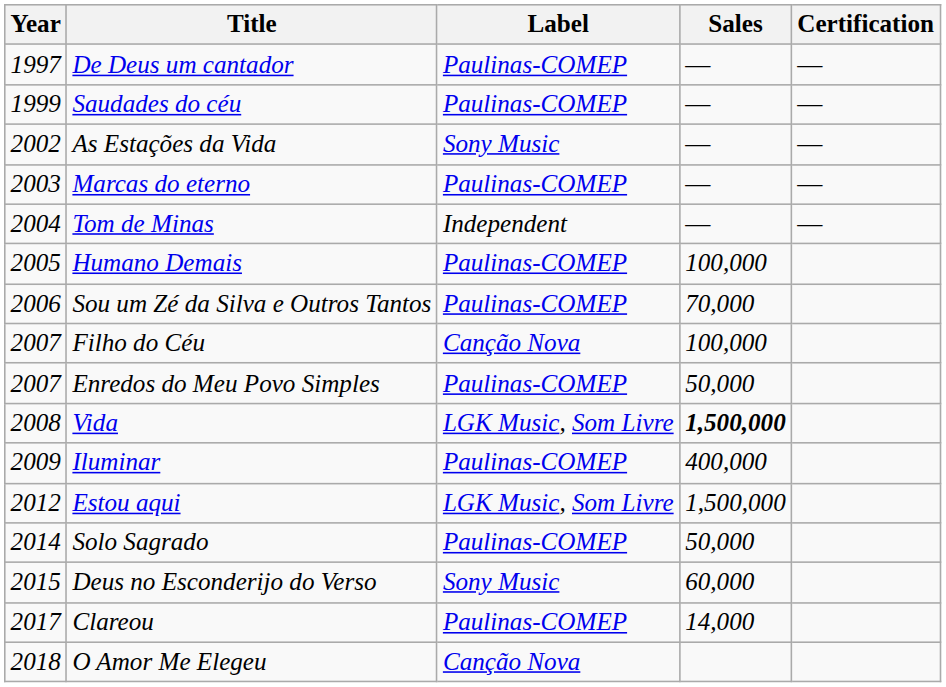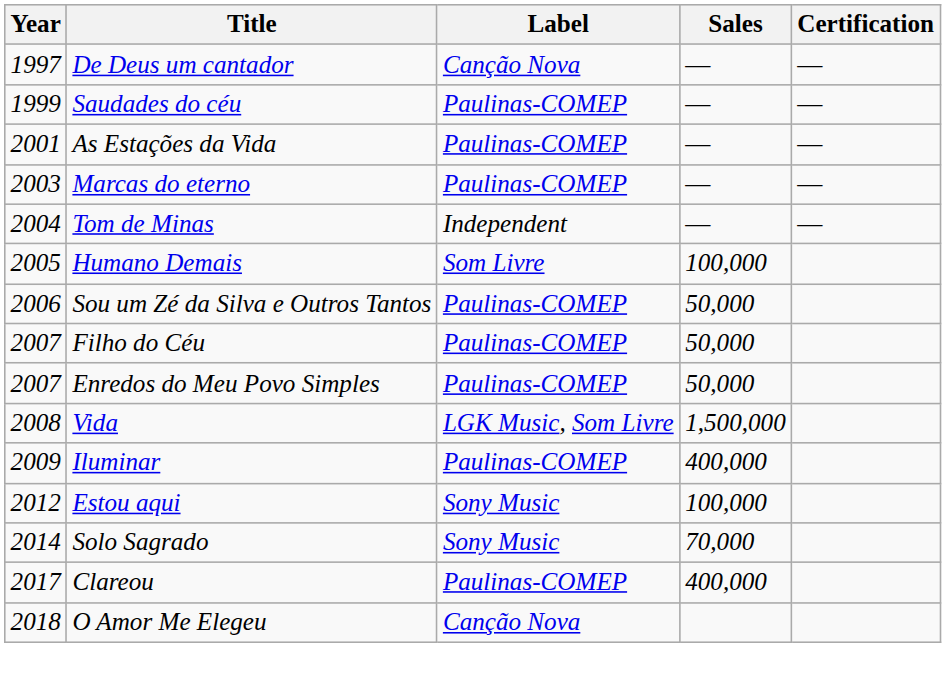(535, 64) Paulinas-COMEP -> (512, 64) Canção Nova
(36, 143) 2002 -> (36, 143) 2001
(501, 143) Sony Music -> (535, 143) Paulinas-COMEP
(535, 263) Paulinas-COMEP -> (494, 263) Som Livre
(720, 303) 70,000 -> (720, 303) 50,000
(512, 343) Canção Nova -> (535, 343) Paulinas-COMEP
(726, 343) 100,000 -> (720, 343) 50,000
(735, 422) bold -> (735, 422) normal
(558, 502) LGK Music, Som Livre -> (501, 502) Sony Music
(735, 502) 1,500,000 -> (726, 502) 100,000
(535, 542) Paulinas-COMEP -> (501, 542) Sony Music
(720, 542) 50,000 -> (720, 542) 70,000
- row: (224, 582)
(720, 622) 14,000 -> (726, 582) 400,000
